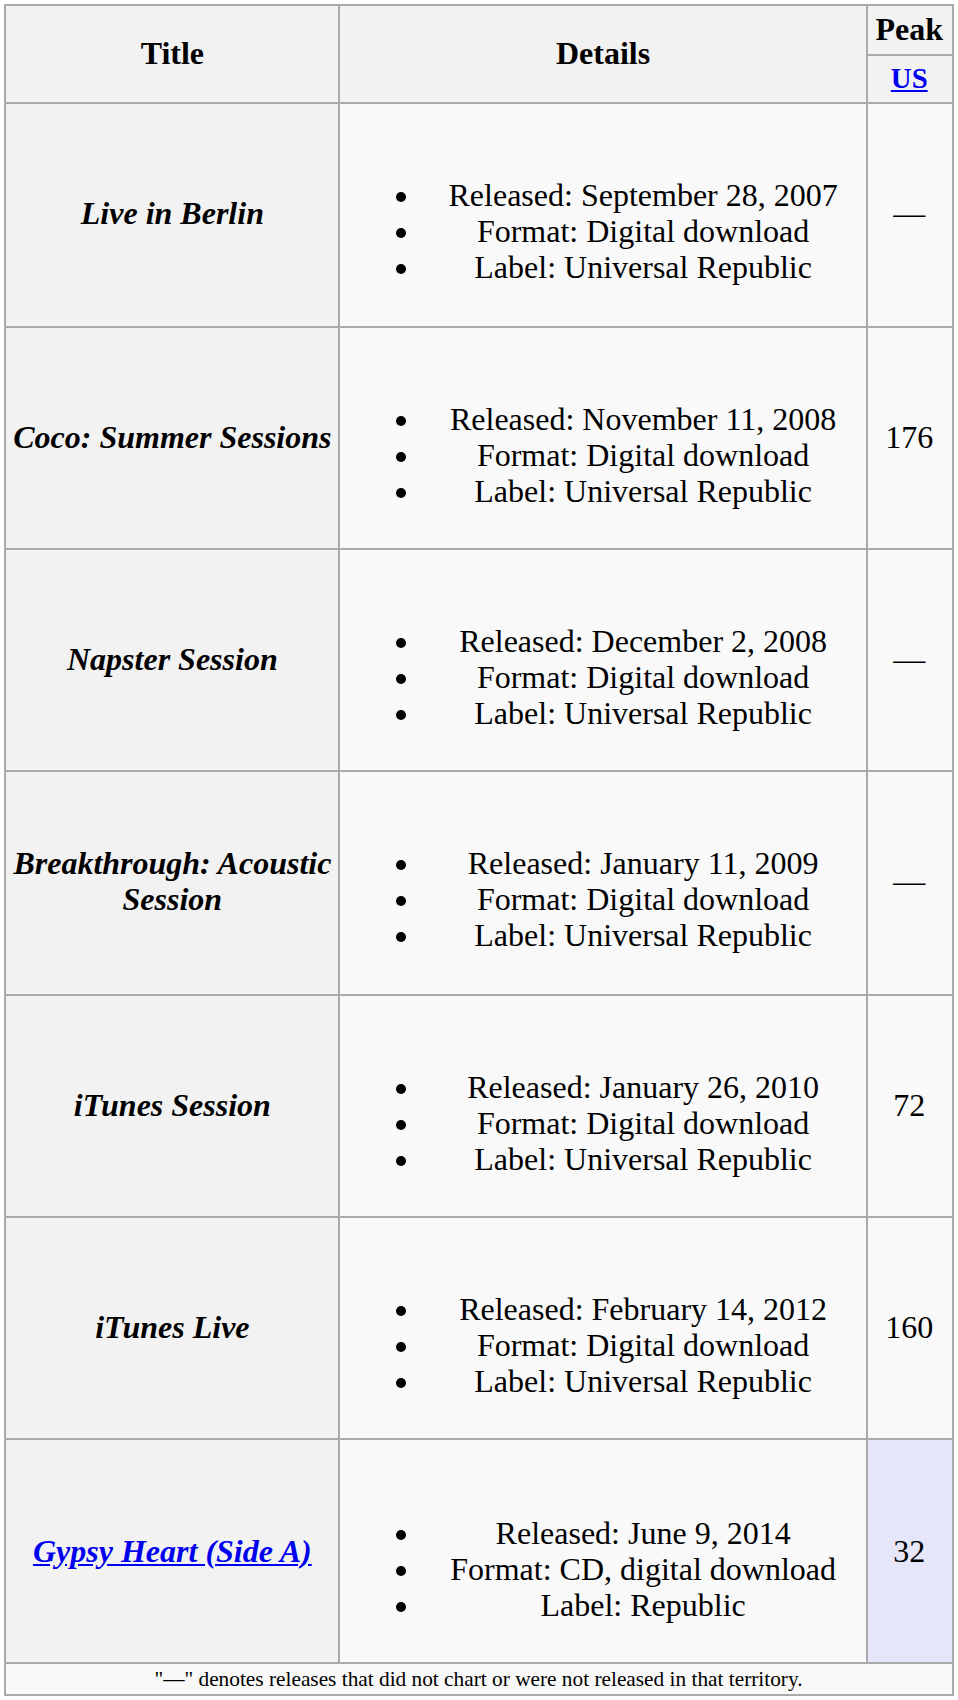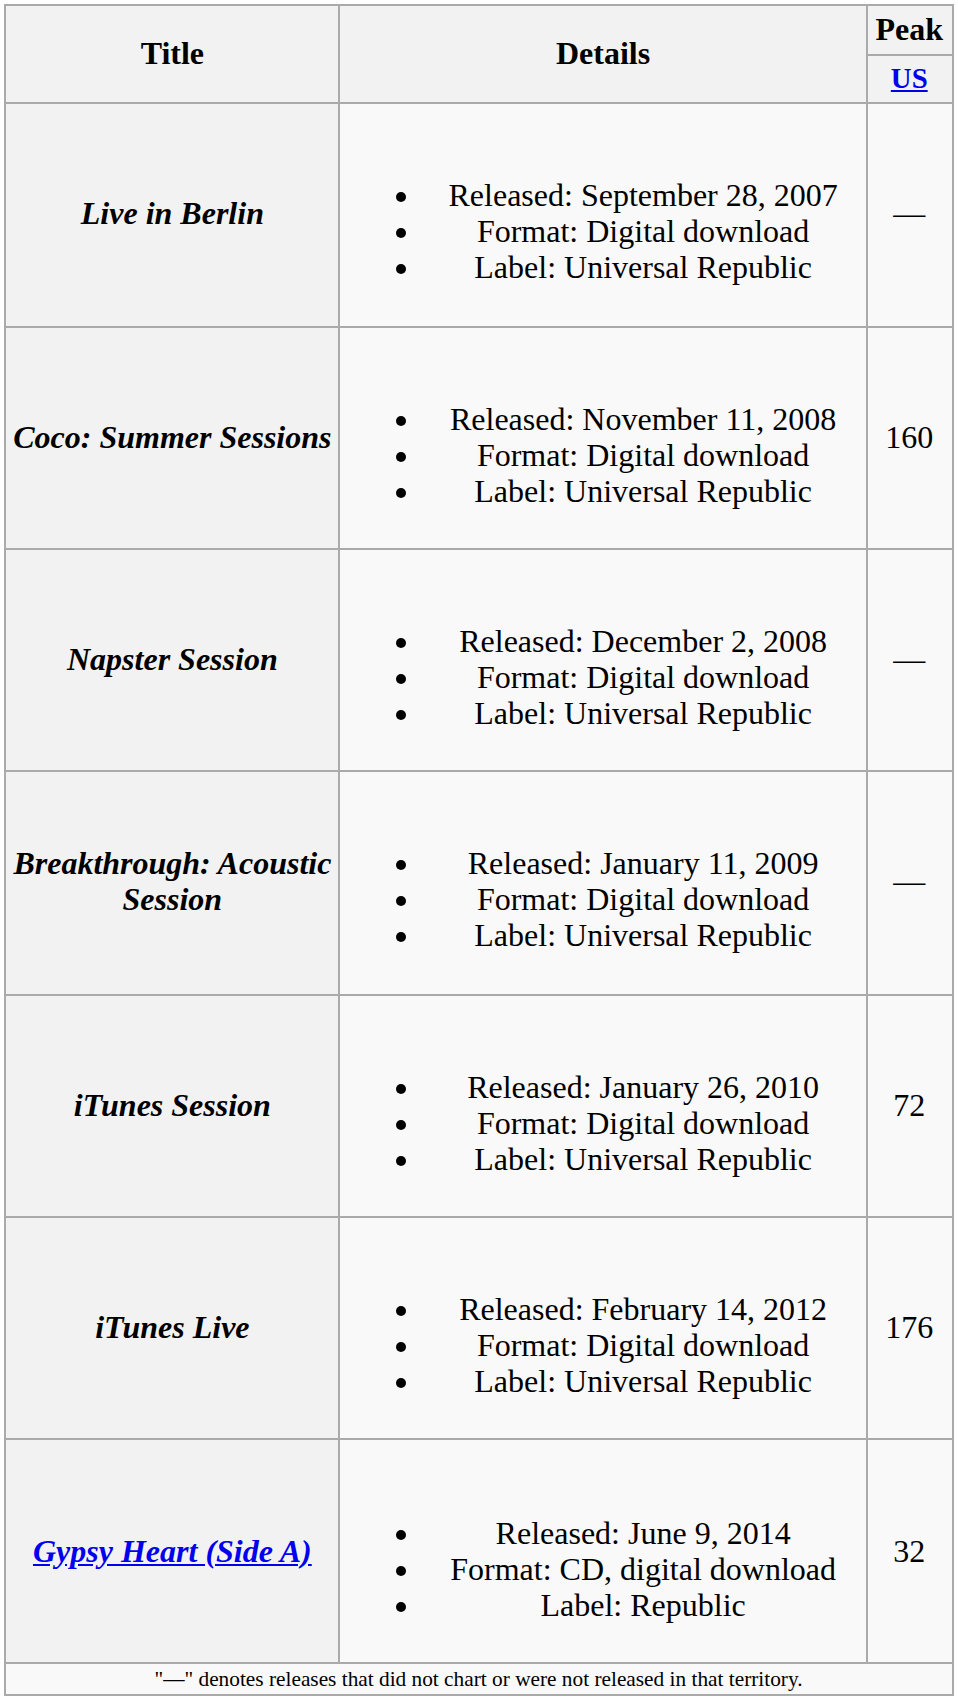(909, 436) 176 -> (909, 436) 160
(909, 1327) 160 -> (909, 1327) 176
(909, 1550) lavender background -> (909, 1550) no background
